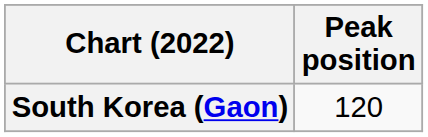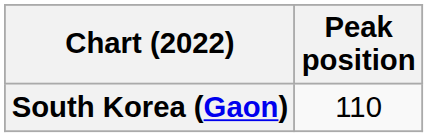(359, 107) 120 -> (359, 107) 110
